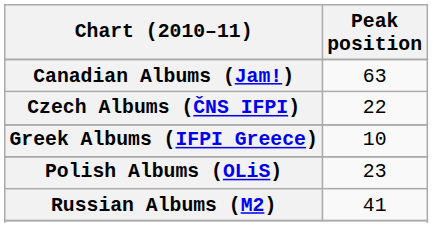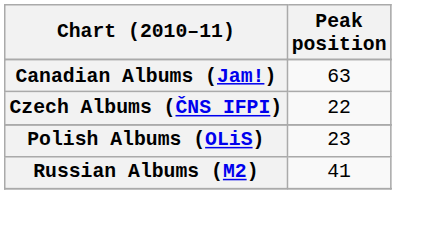- row: (164, 140)
